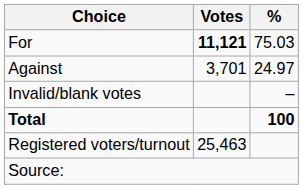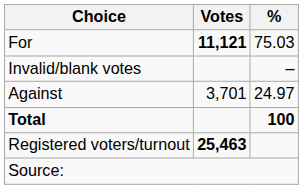rows swapped: (35, 68) <-> (75, 94)
(222, 145) normal -> (222, 145) bold
